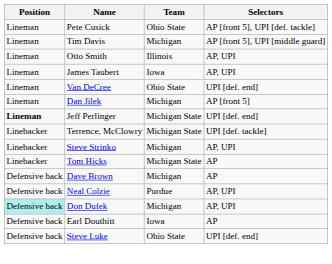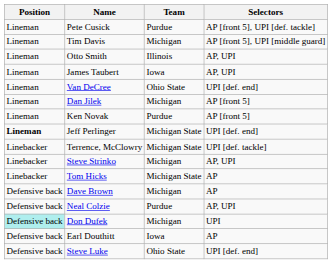(166, 27) Ohio State -> (159, 27) Purdue
+ row: (88, 117)
(221, 206) AP, UPI -> (213, 221) UPI
